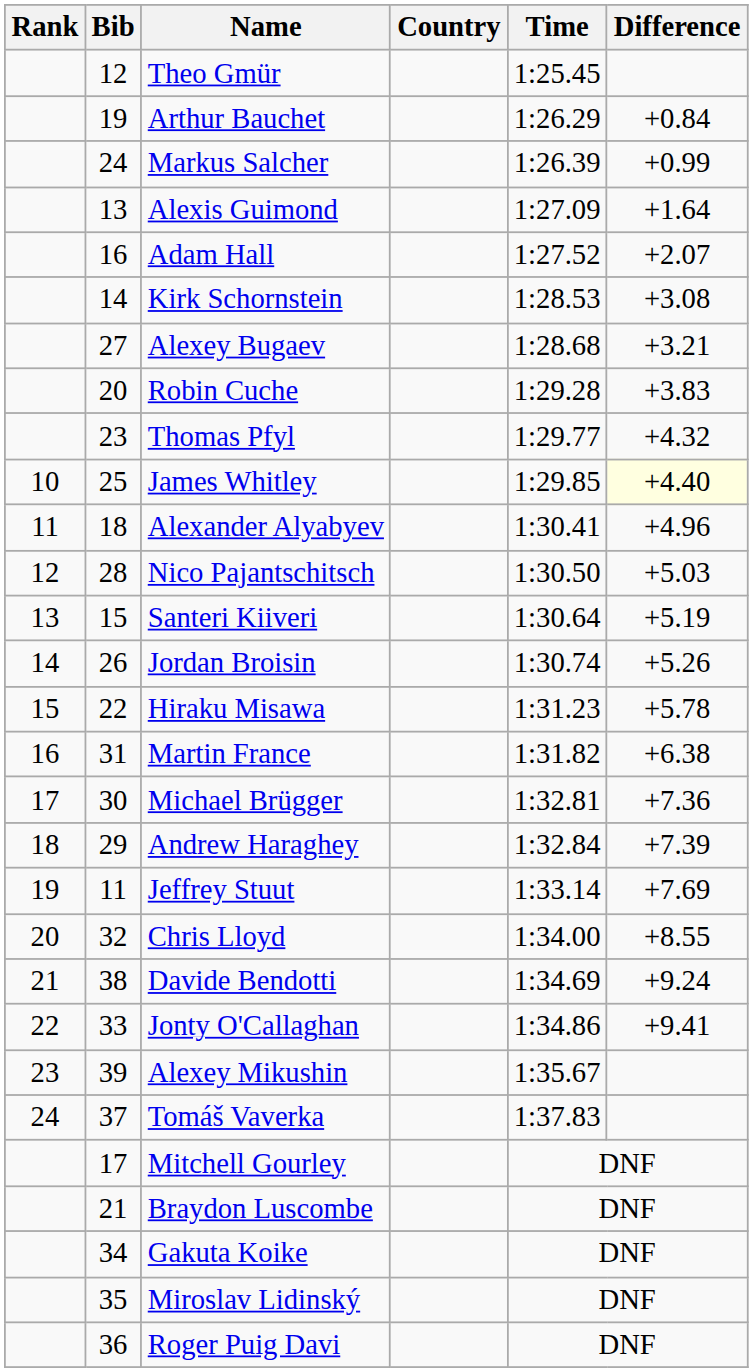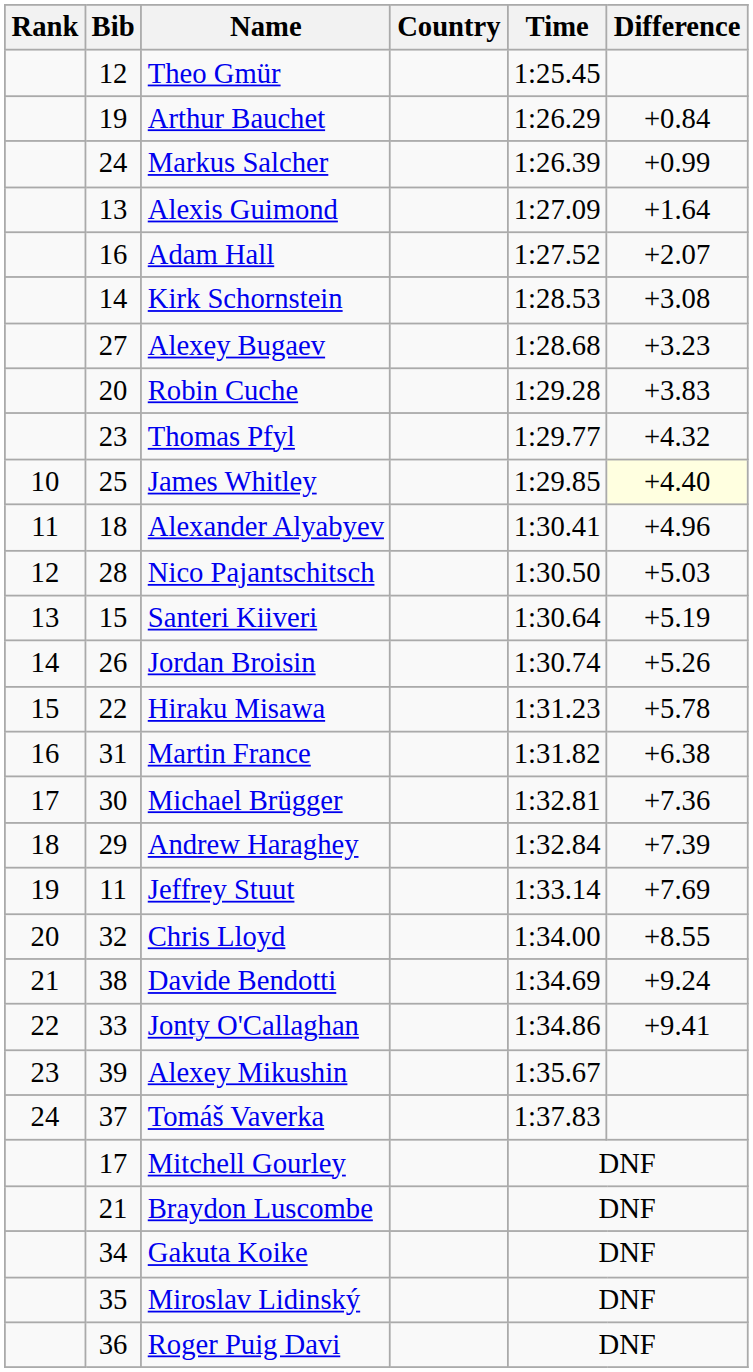(677, 345) +3.21 -> (677, 345) +3.23
